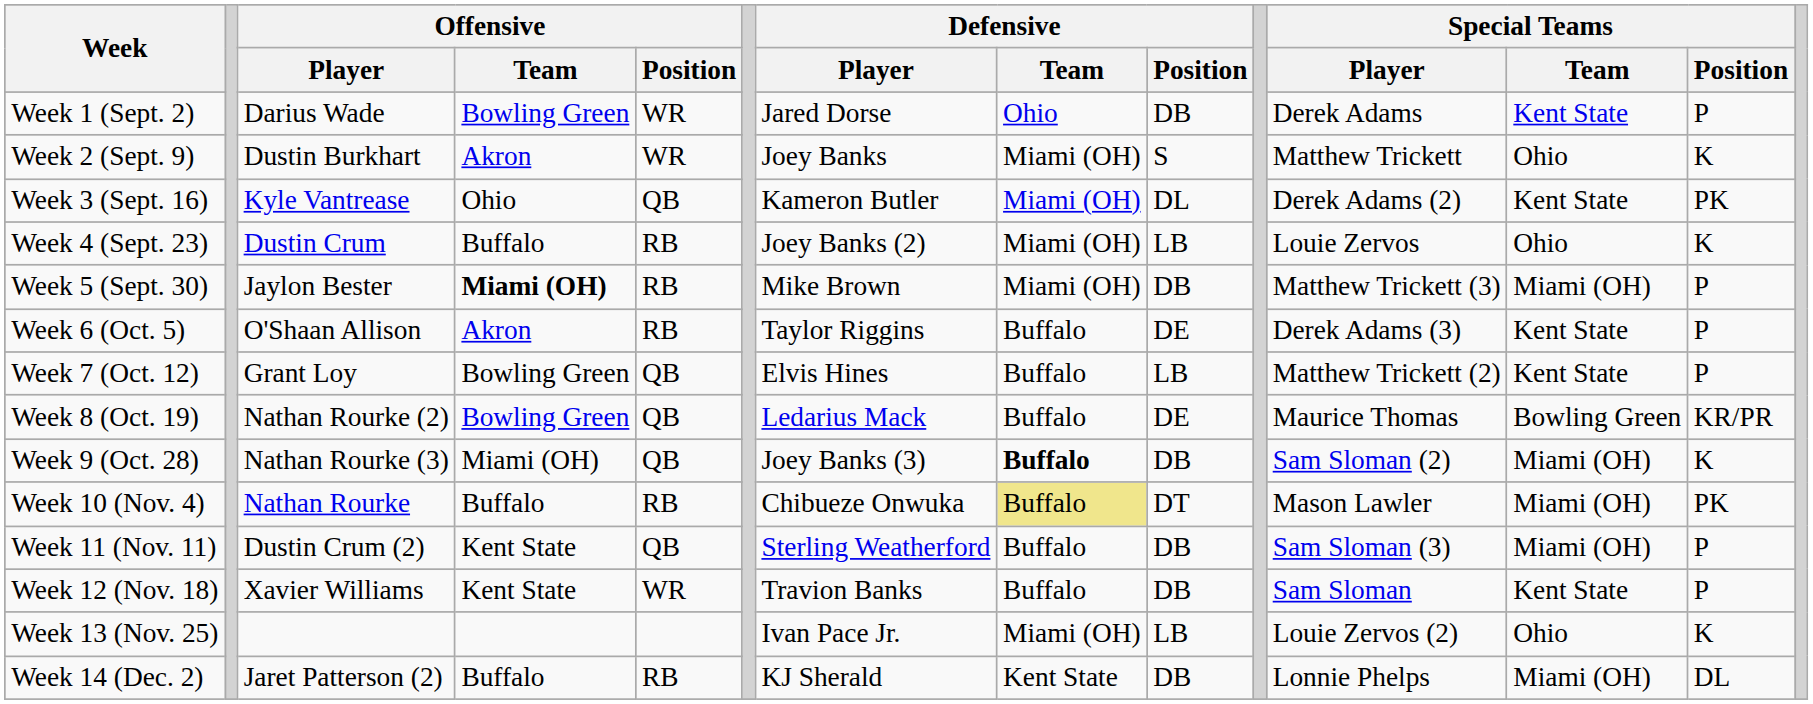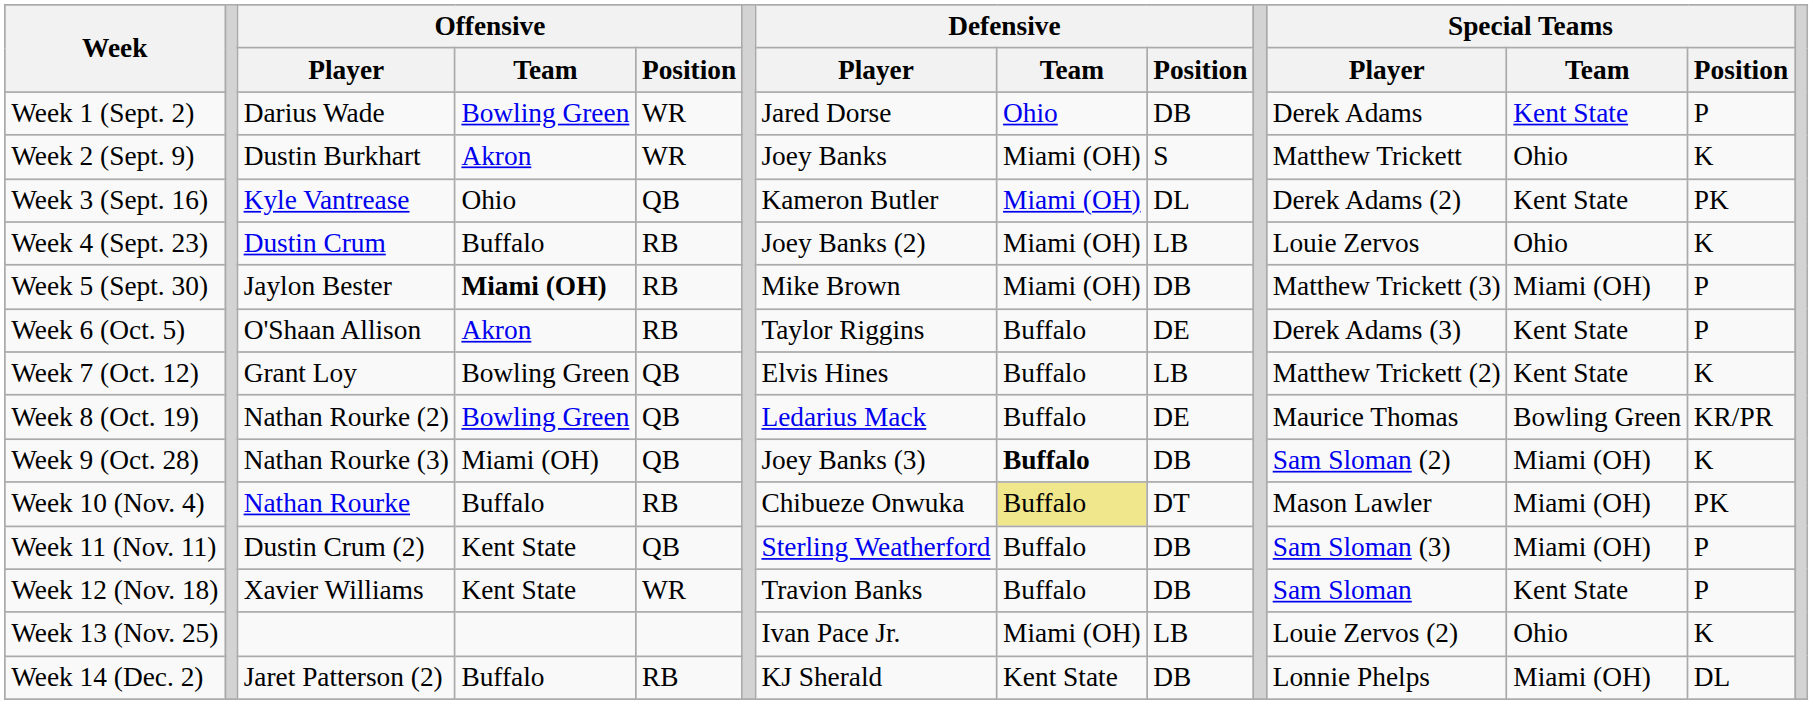(1701, 373) P -> (1704, 373) K
